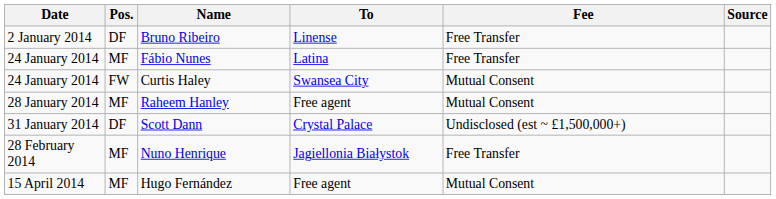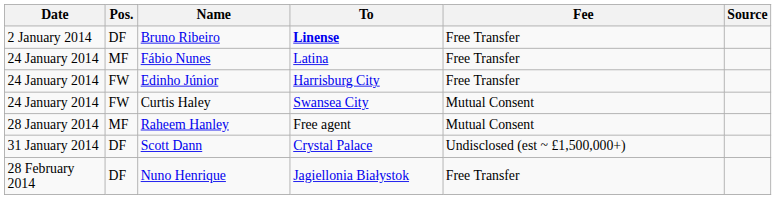(315, 37) normal -> (316, 37) bold
+ row: (179, 80)
(118, 154) MF -> (117, 175) DF
- row: (186, 183)
